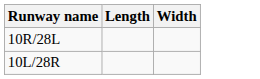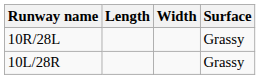+ column: (228, 16)
